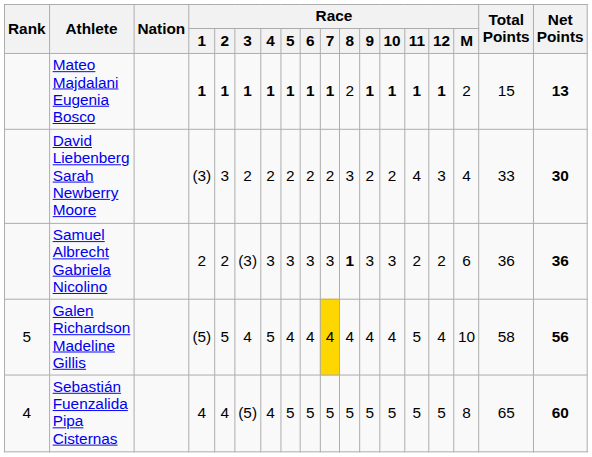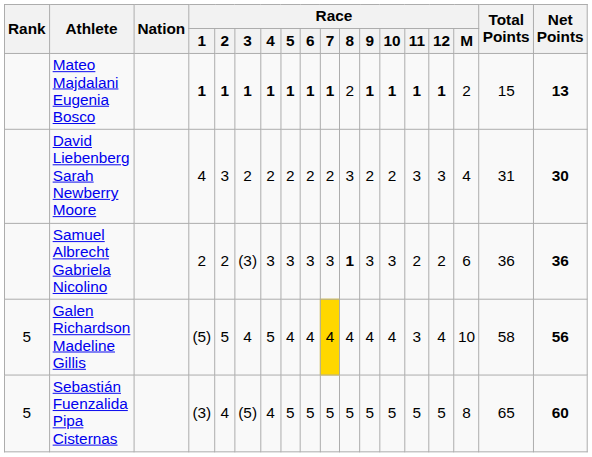(202, 176) (3) -> (202, 176) 4
(417, 176) 4 -> (417, 176) 3
(506, 176) 33 -> (506, 176) 31
(417, 337) 5 -> (417, 337) 3
(27, 413) 4 -> (27, 413) 5
(202, 413) 4 -> (202, 413) (3)
